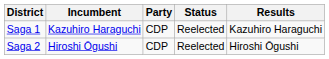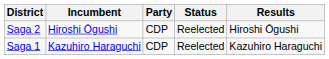rows swapped: (24, 29) <-> (24, 46)
